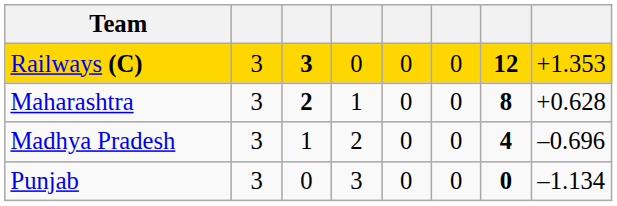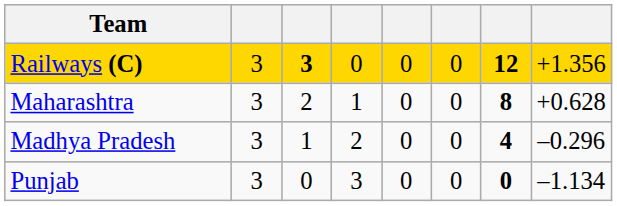(571, 63) +1.353 -> (571, 63) +1.356
(307, 102) bold -> (307, 102) normal
(571, 141) –0.696 -> (571, 141) –0.296
